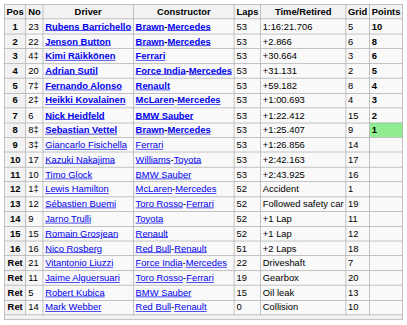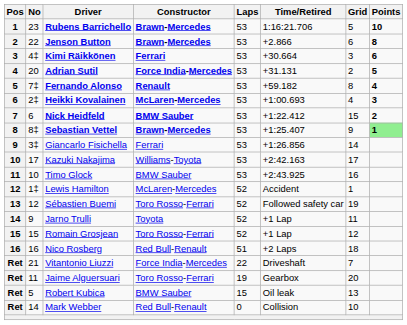(152, 233) Renault -> (175, 233) Toro Rosso-Ferrari
